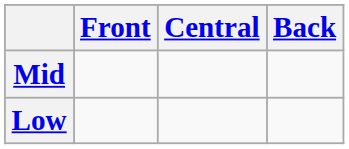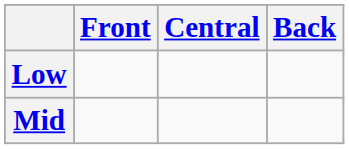rows swapped: (39, 73) <-> (39, 119)
